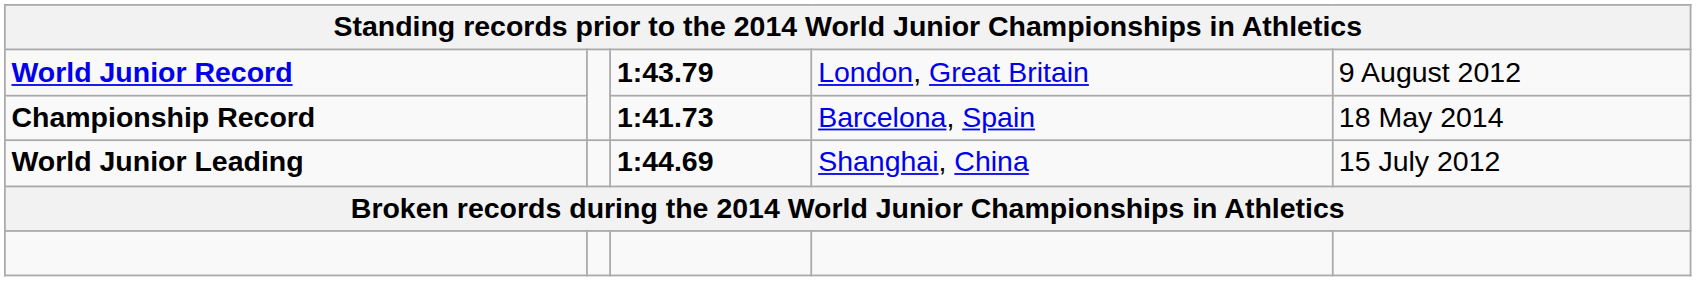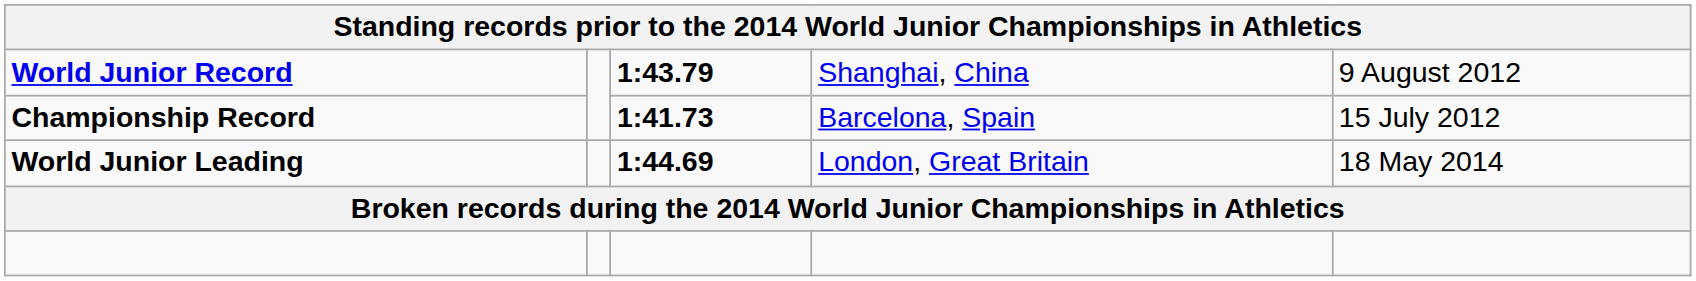(954, 72) London, Great Britain -> (923, 72) Shanghai, China
(1421, 117) 18 May 2014 -> (1420, 117) 15 July 2012
(923, 162) Shanghai, China -> (954, 162) London, Great Britain
(1420, 162) 15 July 2012 -> (1421, 162) 18 May 2014
